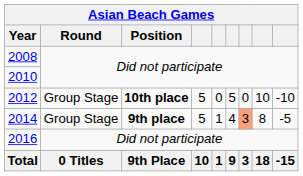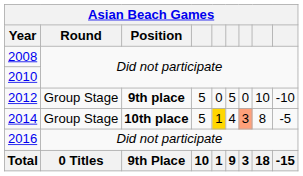(156, 98) 10th place -> (156, 98) 9th place
(156, 118) 9th place -> (156, 118) 10th place
(219, 118) no background -> (219, 118) gold background
